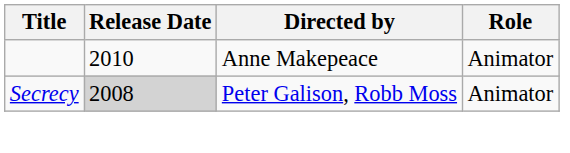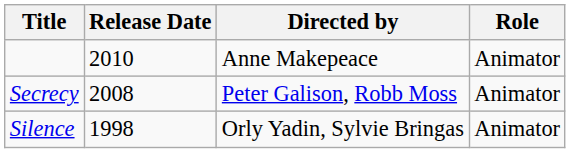(111, 93) lightgrey background -> (111, 93) no background
+ row: (42, 128)
